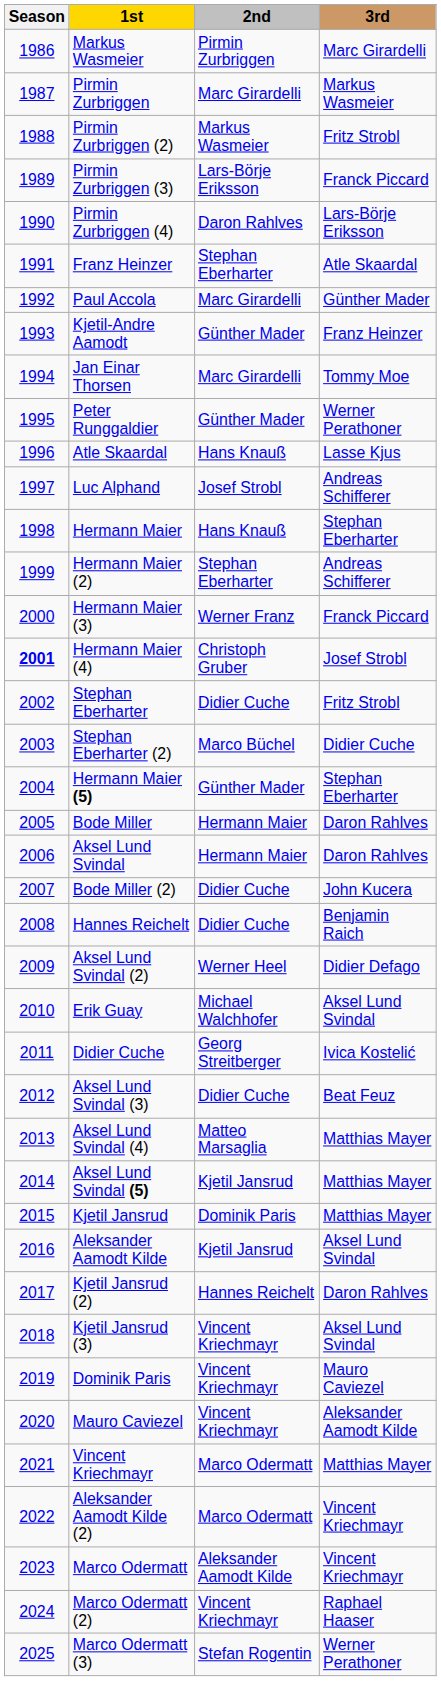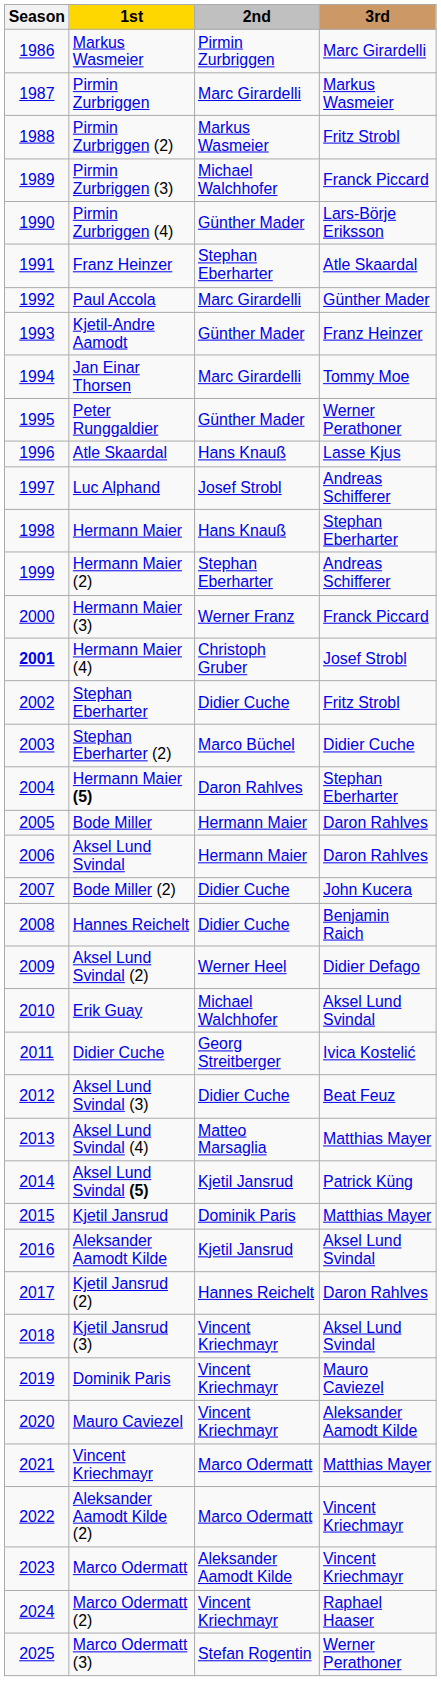(234, 179) Lars-Börje Eriksson -> (238, 179) Michael Walchhofer
(250, 222) Daron Rahlves -> (251, 222) Günther Mader
(251, 788) Günther Mader -> (250, 788) Daron Rahlves
(377, 1182) Matthias Mayer -> (368, 1182) Patrick Küng
